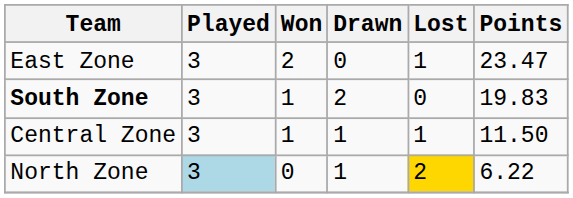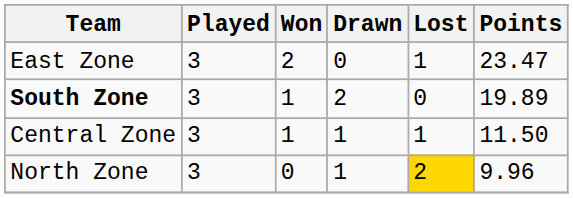(514, 99) 19.83 -> (514, 99) 19.89
(194, 174) lightblue background -> (194, 174) no background
(507, 174) 6.22 -> (507, 174) 9.96
